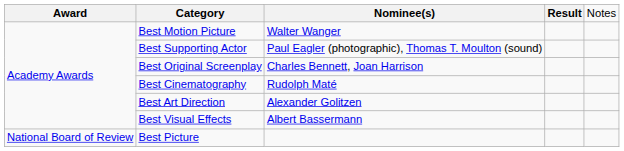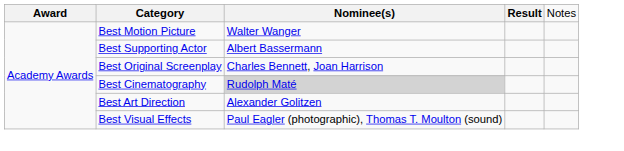(405, 48) Paul Eagler (photographic), Thomas T. Moulton (sound) -> (274, 48) Albert Bassermann
(302, 84) no background -> (262, 84) lightgrey background
(315, 119) Albert Bassermann -> (365, 119) Paul Eagler (photographic), Thomas T. Moulton (sound)
- row: (169, 137)
